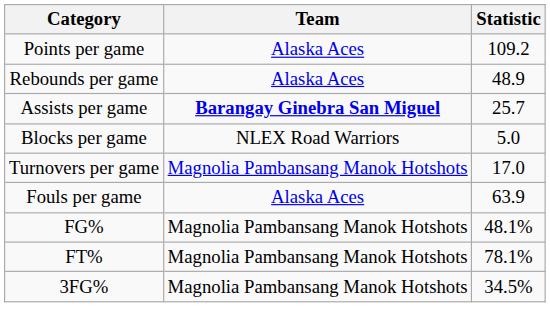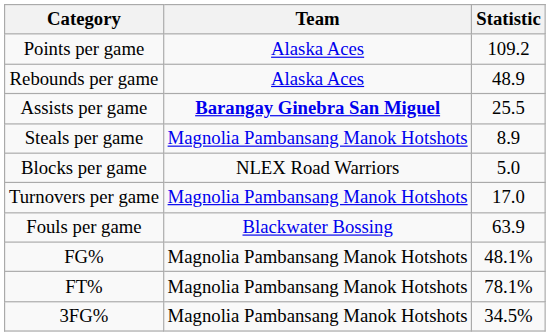(508, 108) 25.7 -> (508, 108) 25.5
+ row: (84, 138)
(318, 197) Alaska Aces -> (318, 227) Blackwater Bossing
